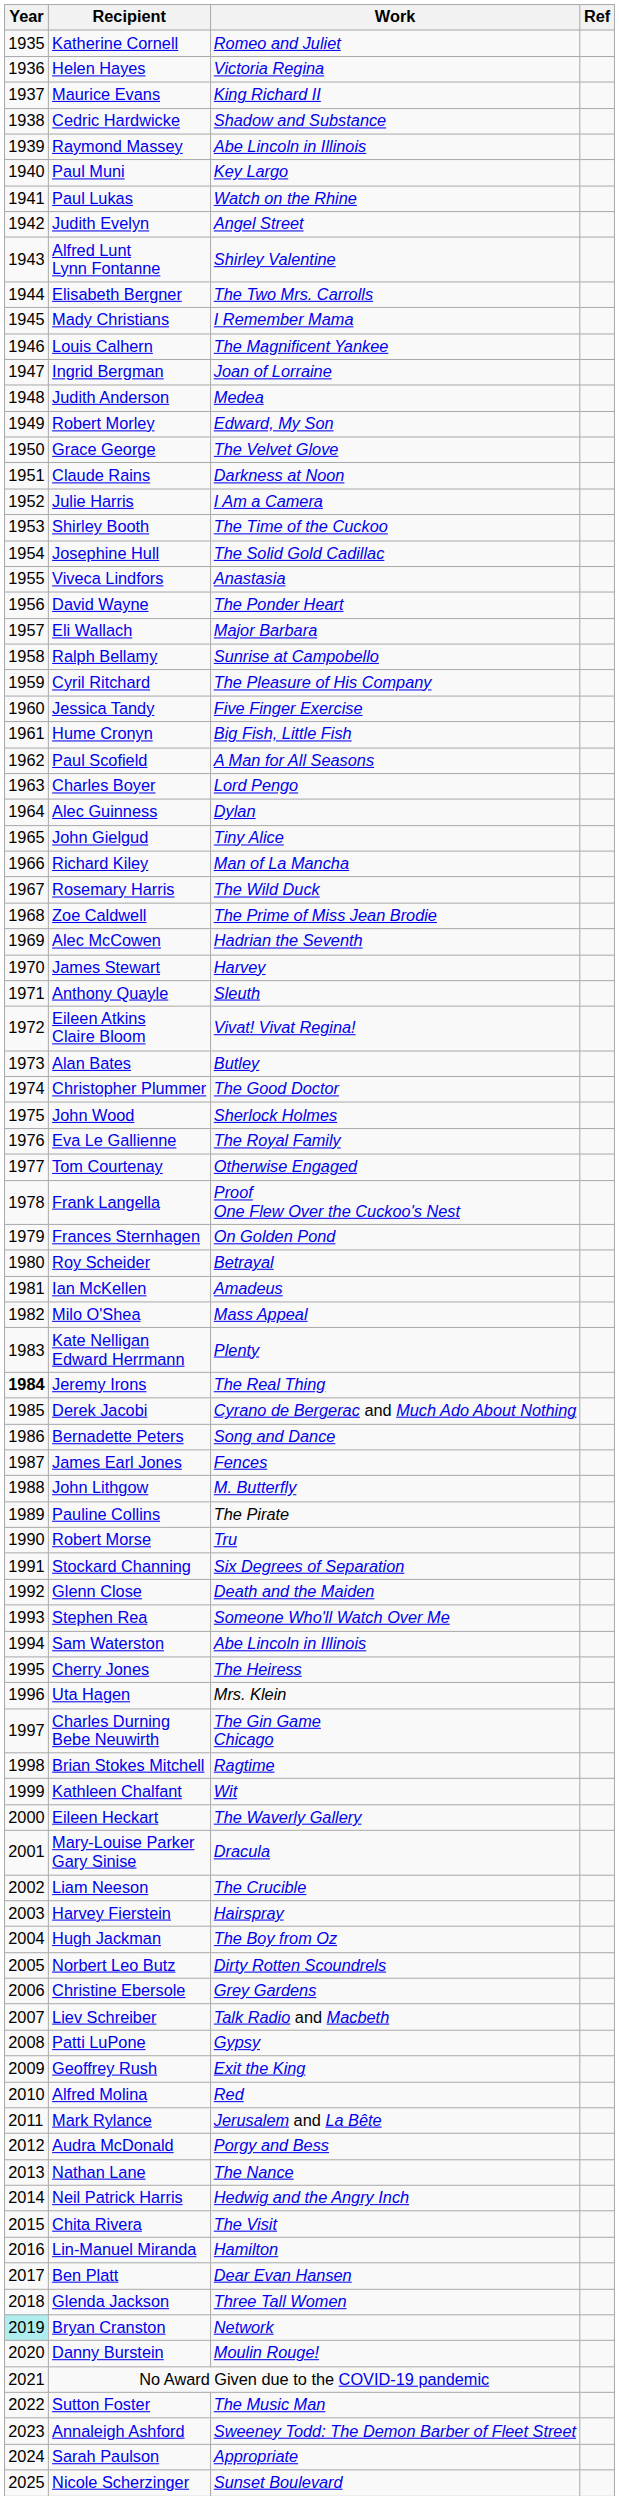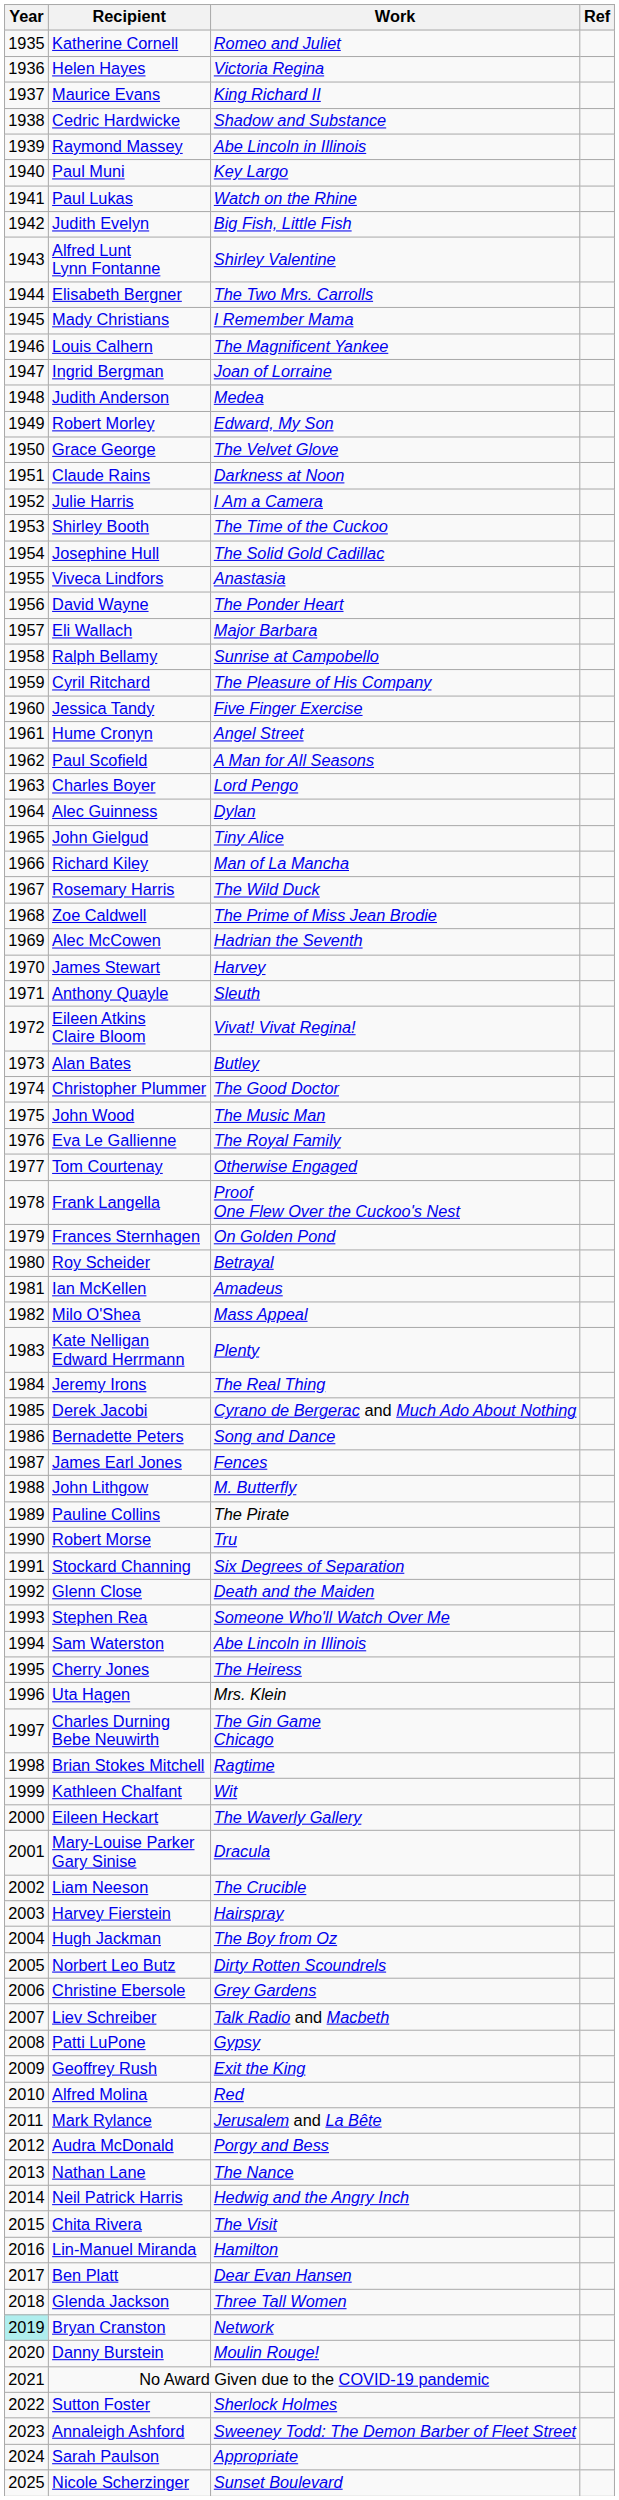(259, 224) Angel Street -> (283, 224) Big Fish, Little Fish
(283, 734) Big Fish, Little Fish -> (259, 734) Angel Street
(275, 1115) Sherlock Holmes -> (270, 1115) The Music Man
(26, 1385) bold -> (26, 1385) normal
(270, 2405) The Music Man -> (275, 2405) Sherlock Holmes
